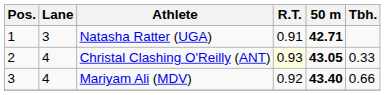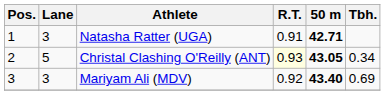(46, 57) 4 -> (46, 57) 5
(362, 57) 0.33 -> (362, 57) 0.34
(46, 79) 4 -> (46, 79) 3
(362, 79) 0.66 -> (362, 79) 0.69
